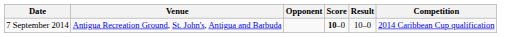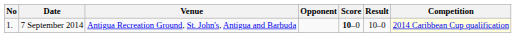+ column: (12, 11)
(436, 25) no background -> (451, 25) lightyellow background
